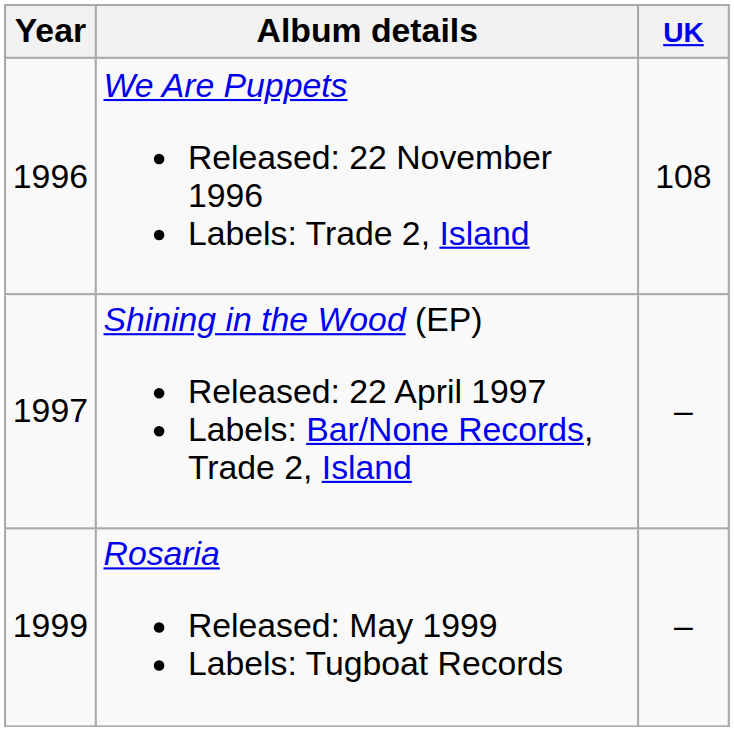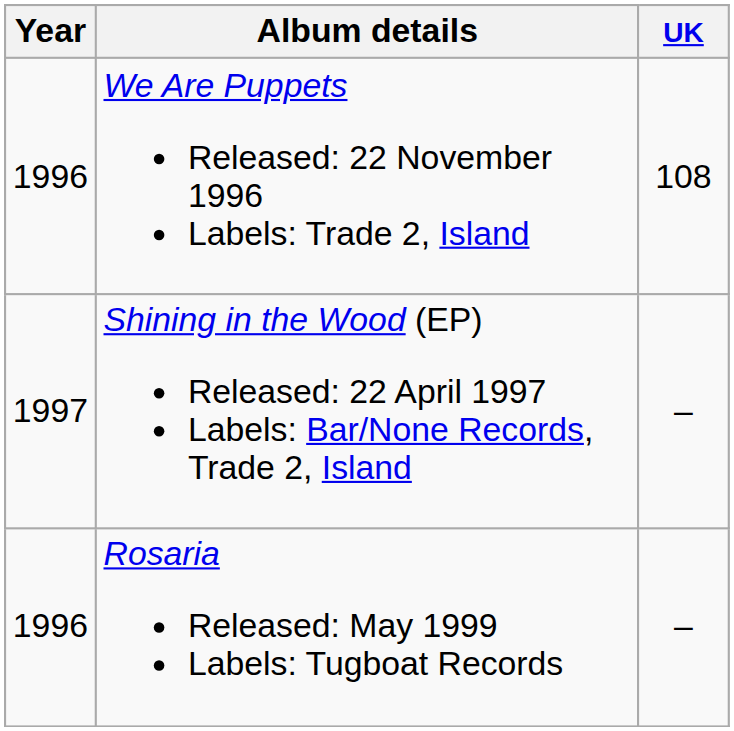(50, 626) 1999 -> (50, 626) 1996
